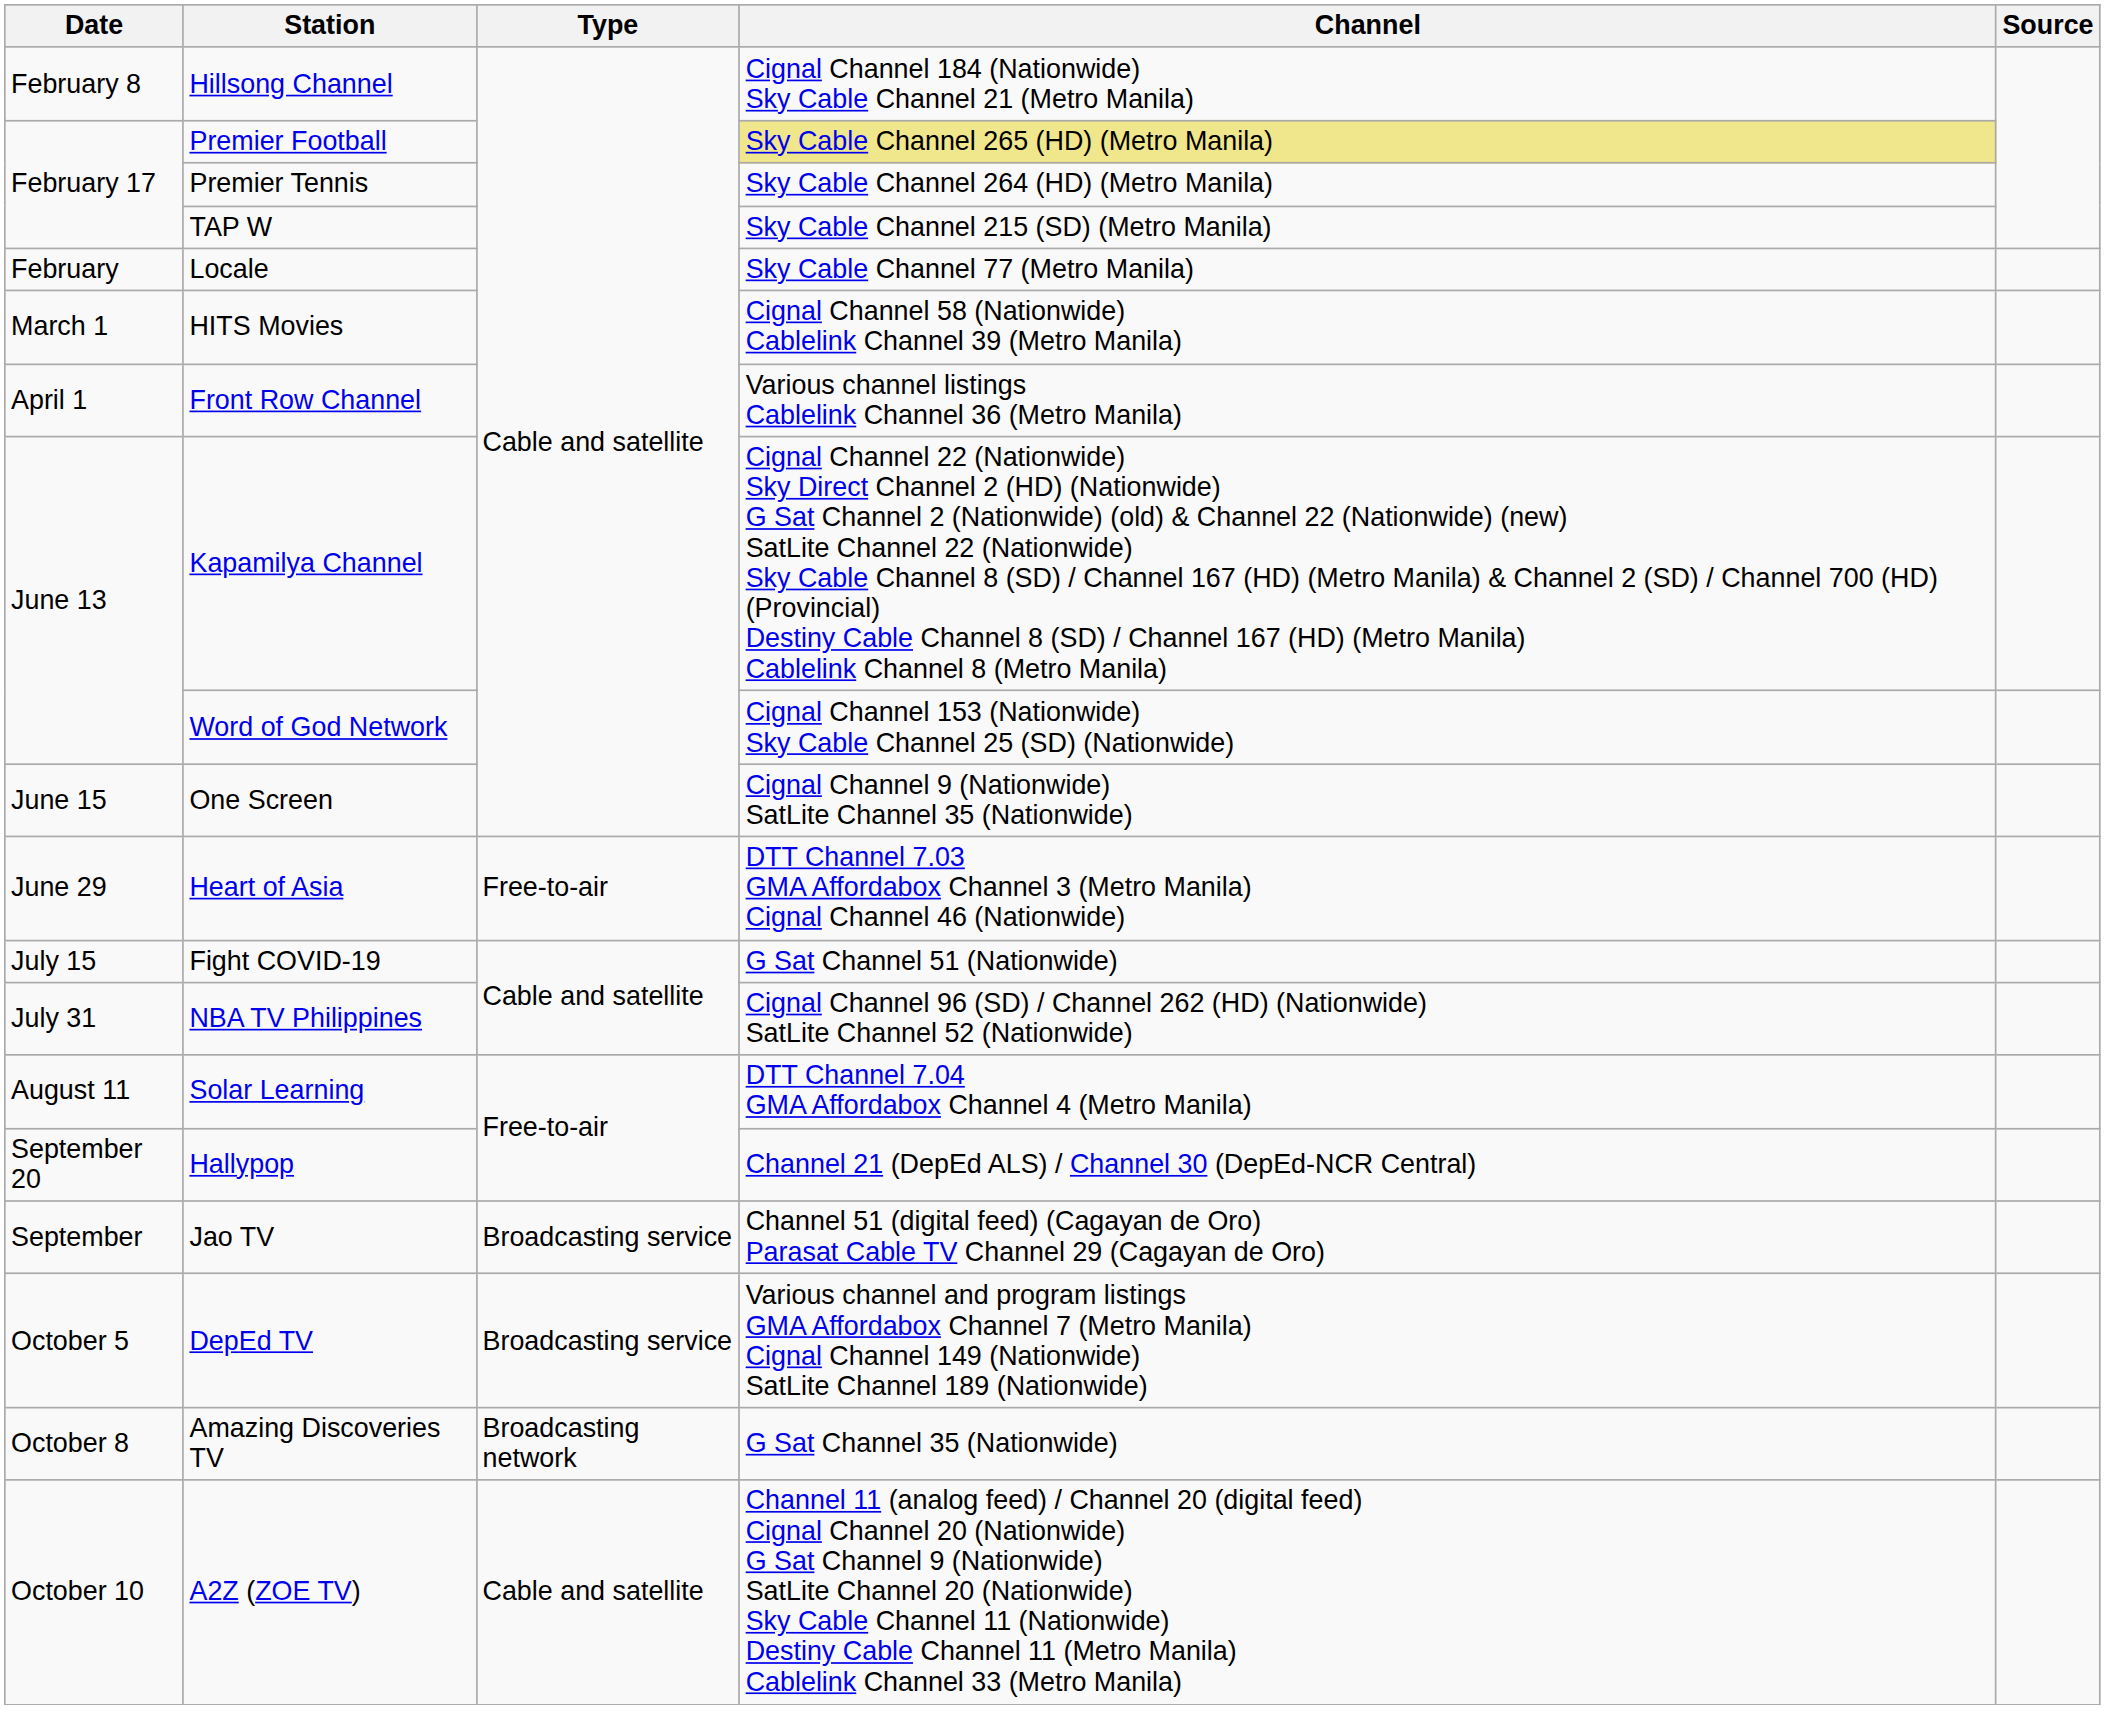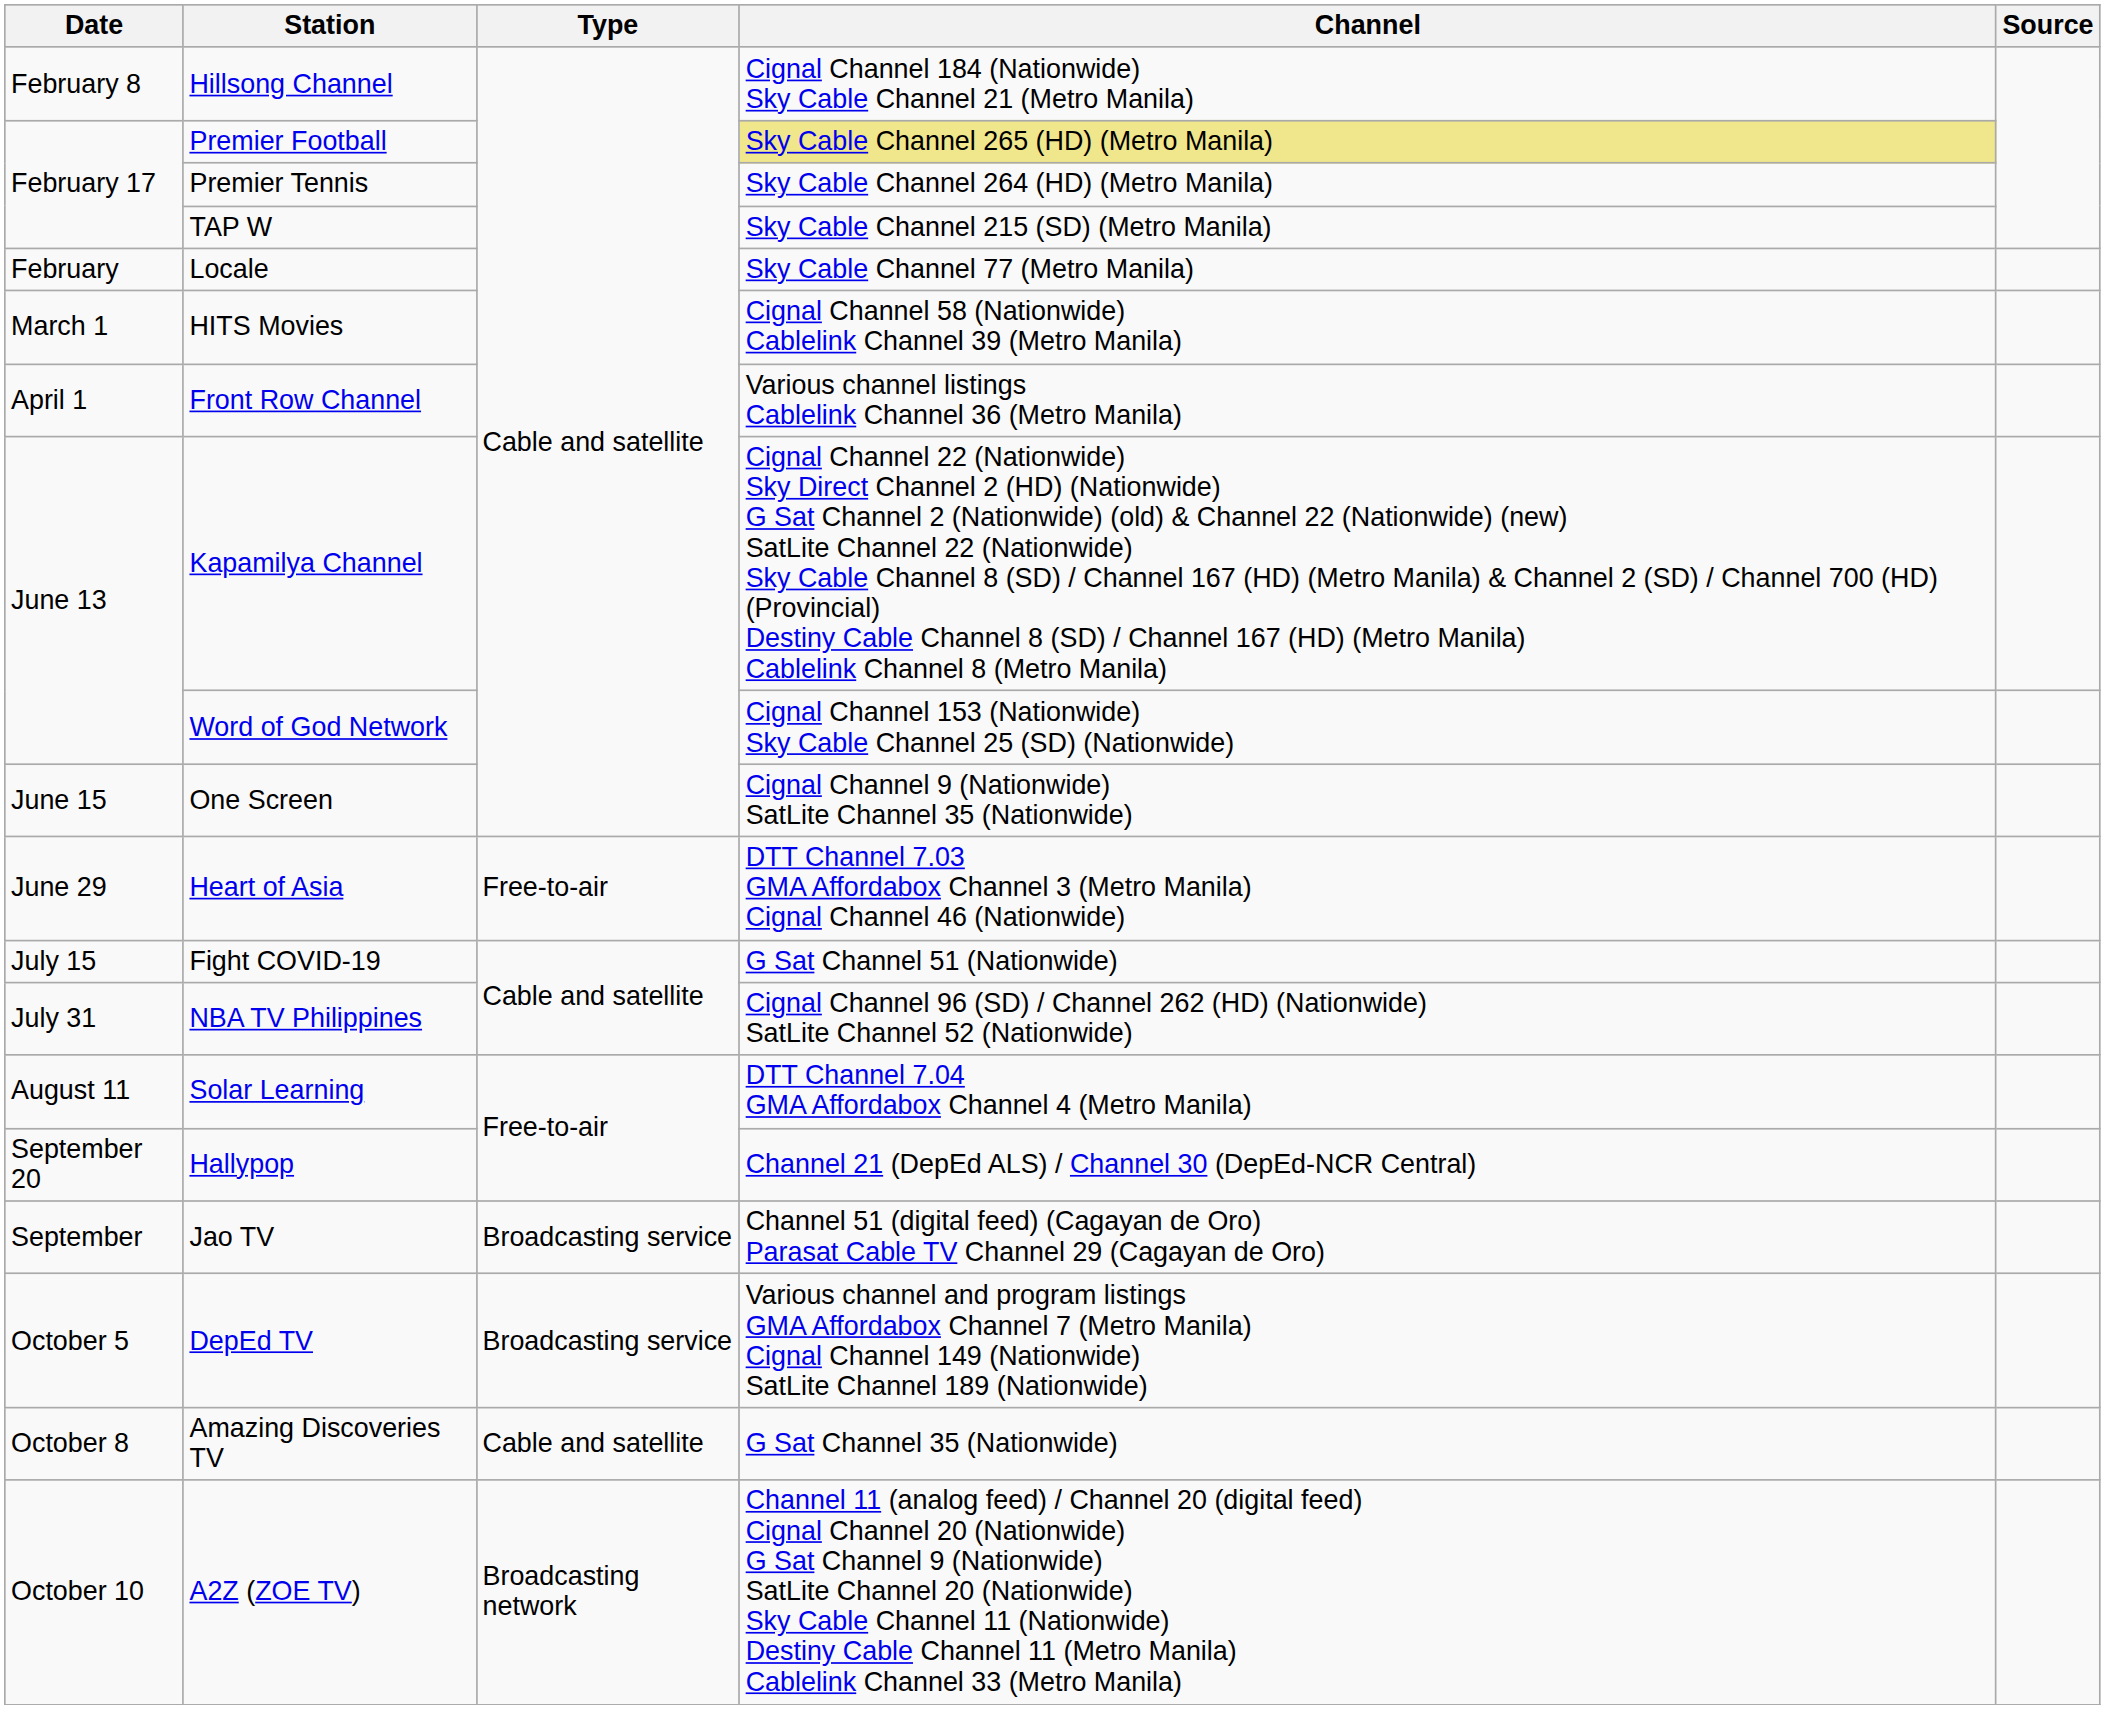(561, 1443) Broadcasting network -> (593, 1443) Cable and satellite
(593, 1591) Cable and satellite -> (561, 1591) Broadcasting network
